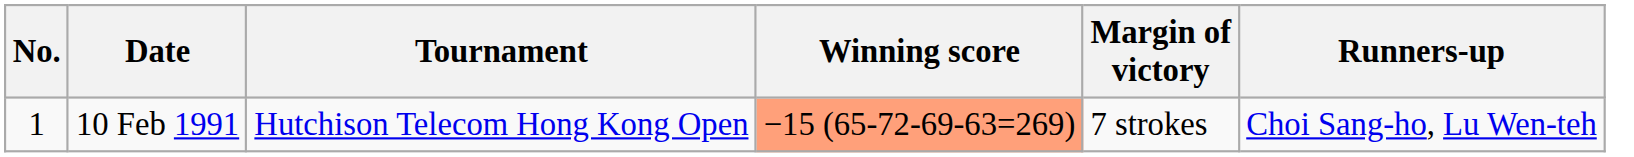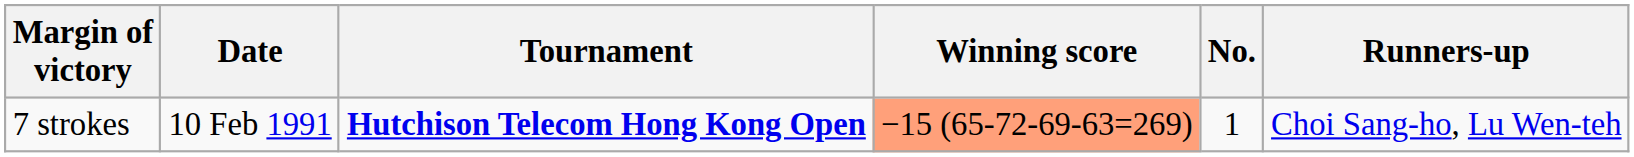columns swapped: (37, 50) <-> (1161, 50)
(501, 124) normal -> (606, 124) bold
